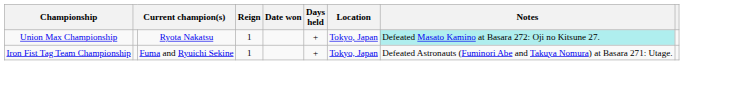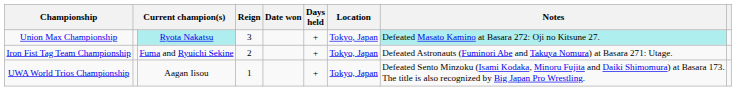(187, 37) no background -> (187, 37) paleturquoise background
(249, 37) 1 -> (249, 37) 3
(249, 52) 1 -> (249, 52) 2
+ row: (69, 72)
